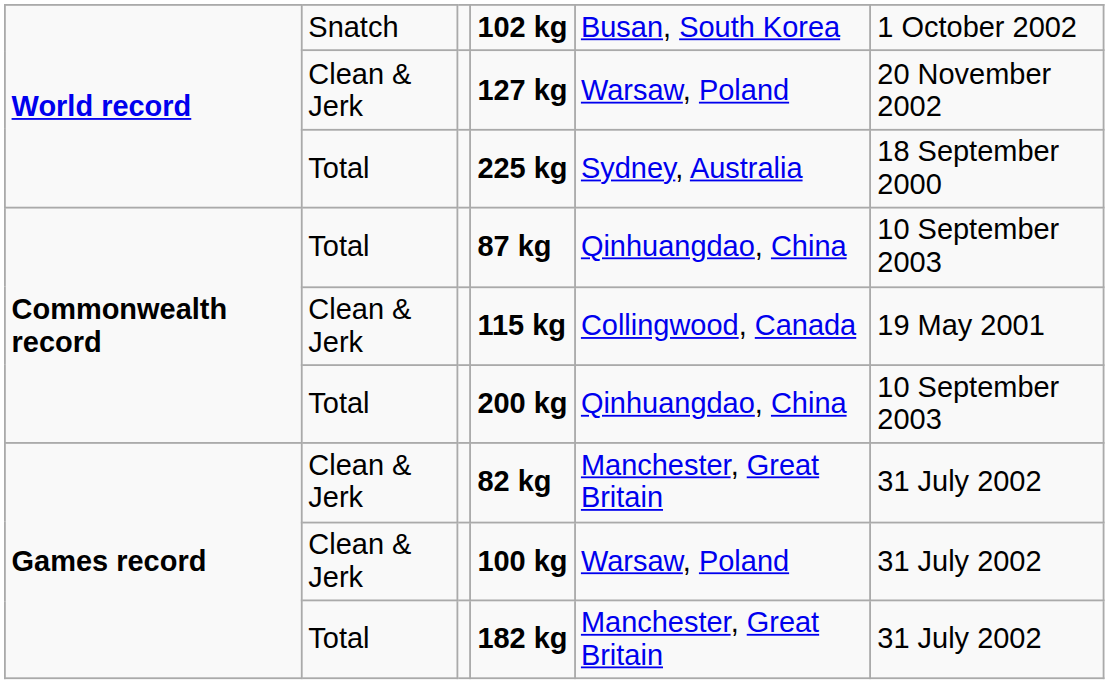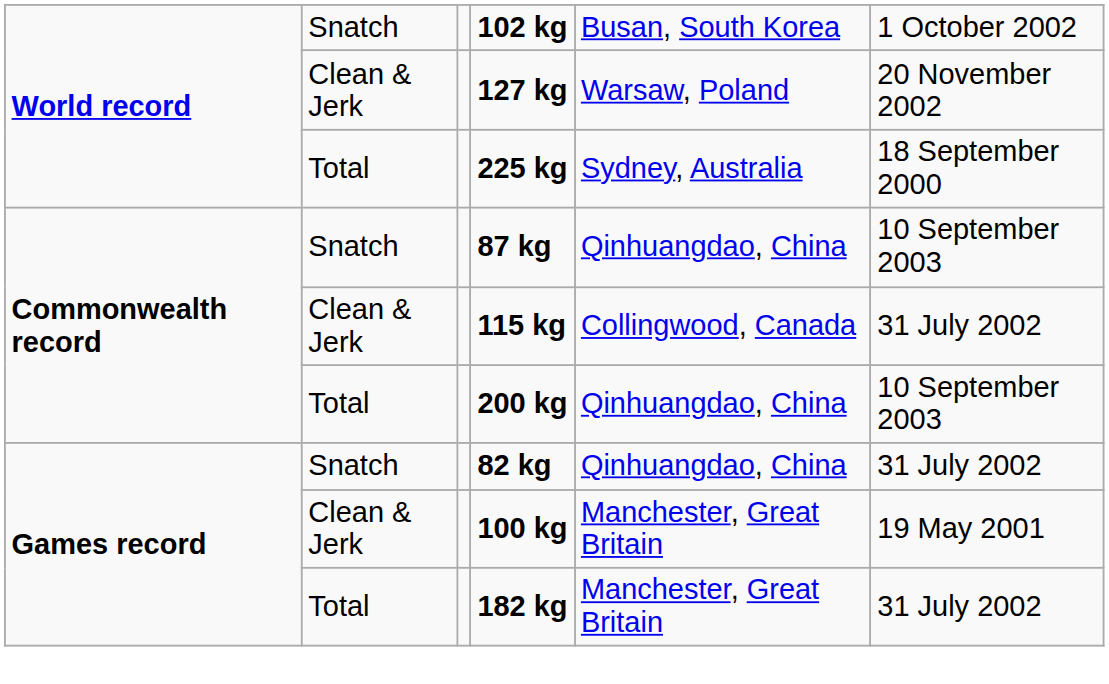(339, 246) Total -> (353, 246) Snatch
(961, 325) 19 May 2001 -> (959, 325) 31 July 2002
(360, 482) Clean & Jerk -> (353, 465) Snatch
(700, 482) Manchester, Great Britain -> (714, 465) Qinhuangdao, China
(685, 560) Warsaw, Poland -> (700, 528) Manchester, Great Britain
(959, 560) 31 July 2002 -> (961, 528) 19 May 2001
